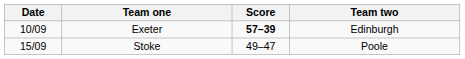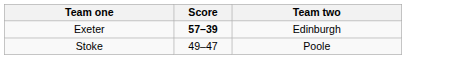- column: (33, 12)
